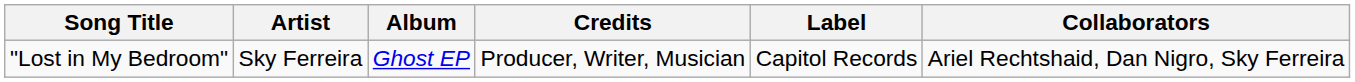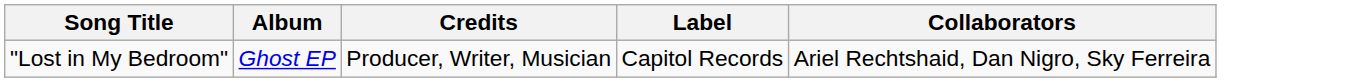- column: (300, 22)
